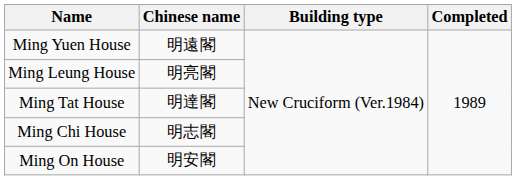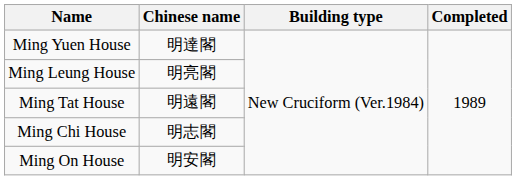(191, 44) 明遠閣 -> (191, 44) 明達閣
(191, 102) 明達閣 -> (191, 102) 明遠閣
